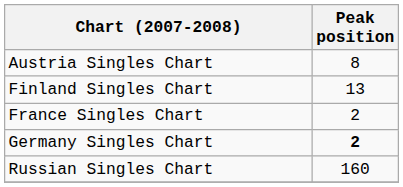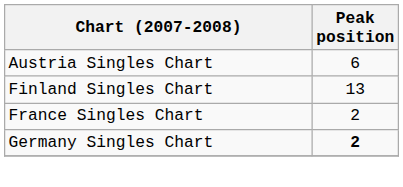(355, 63) 8 -> (355, 63) 6
- row: (111, 169)
